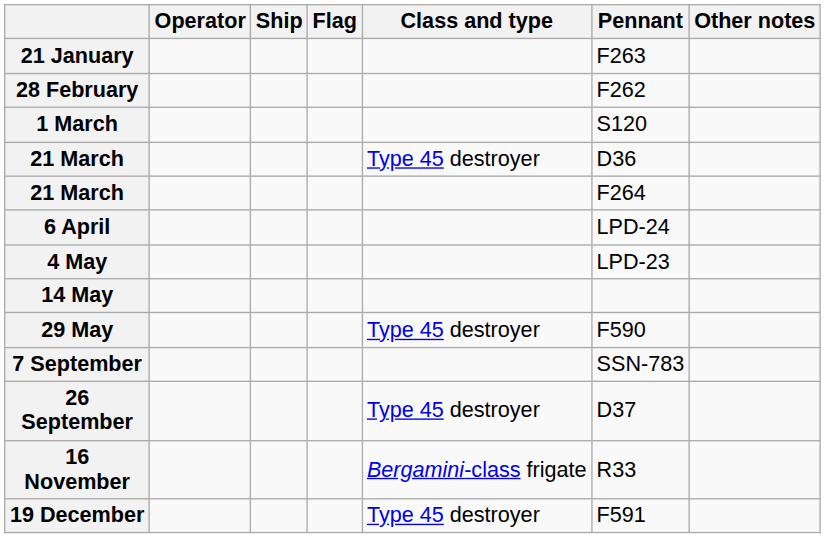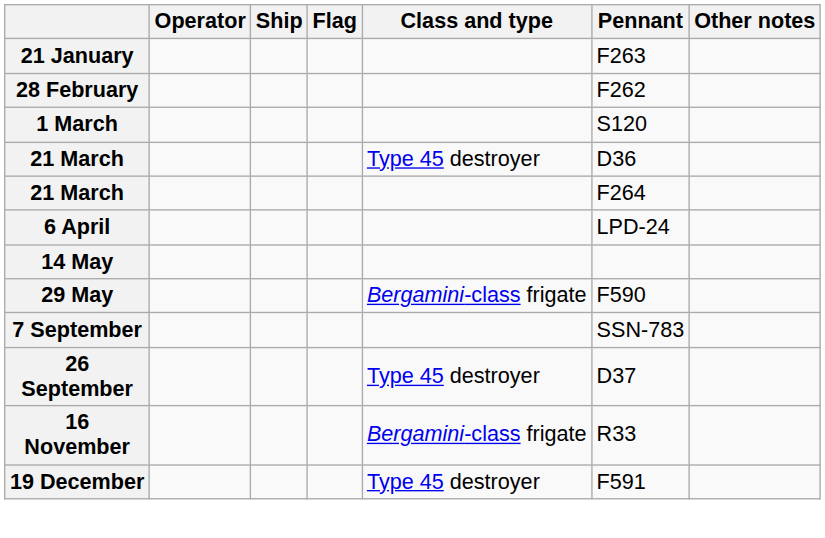- row: (77, 261)
(453, 329) Type 45 destroyer -> (477, 295) Bergamini-class frigate
